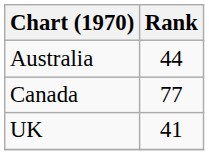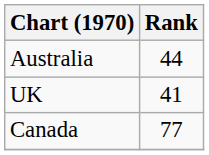rows swapped: (44, 94) <-> (26, 130)
